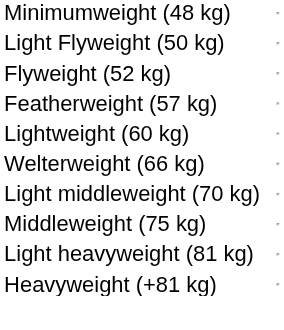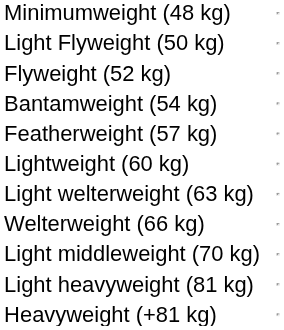+ row: (111, 103)
+ row: (129, 194)
- row: (105, 224)
